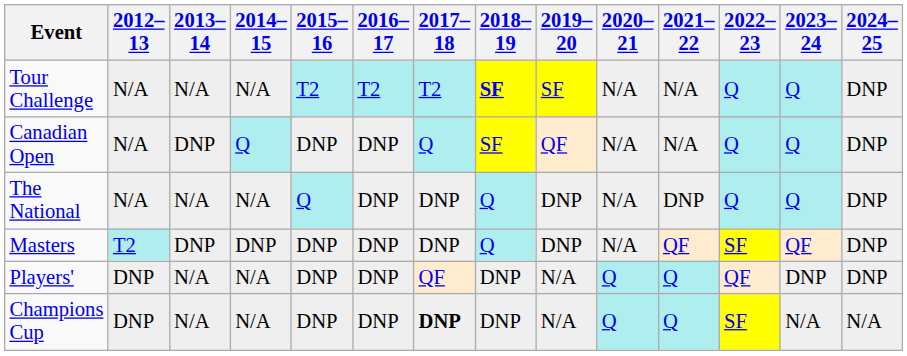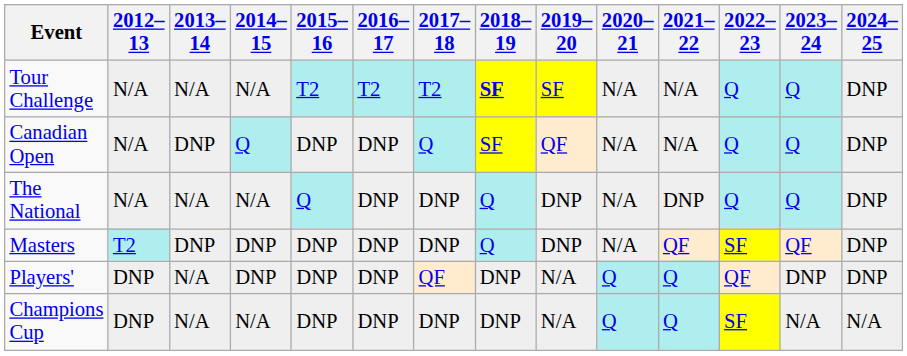(253, 277) N/A -> (256, 277) DNP
(440, 321) bold -> (439, 321) normal
